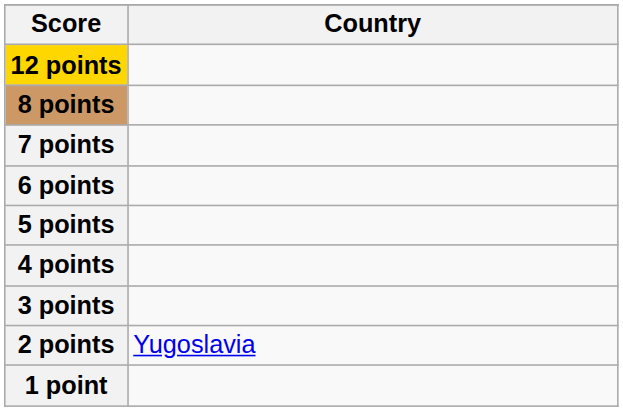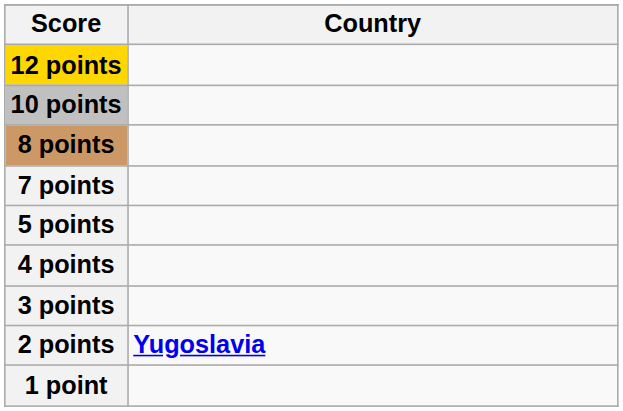+ row: (66, 104)
- row: (66, 184)
(194, 345) normal -> (199, 345) bold
